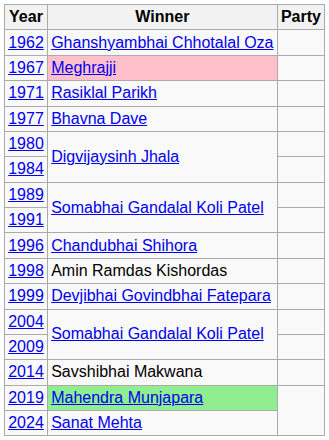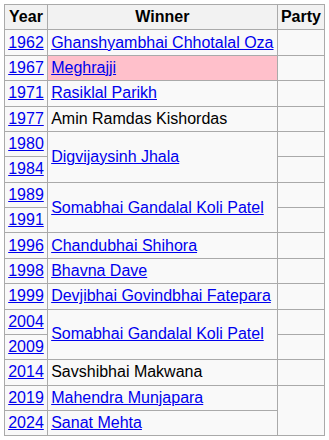(99, 118) Bhavna Dave -> (139, 118) Amin Ramdas Kishordas
(139, 270) Amin Ramdas Kishordas -> (99, 270) Bhavna Dave
(127, 397) lightgreen background -> (127, 397) no background
